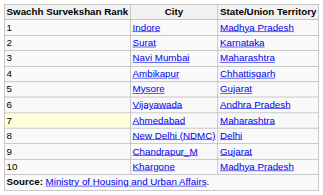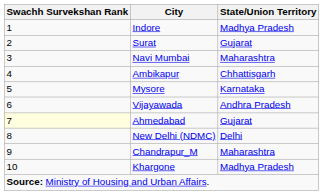(242, 43) Karnataka -> (236, 43) Gujarat
(236, 89) Gujarat -> (242, 89) Karnataka
(247, 120) Maharashtra -> (236, 120) Gujarat
(236, 151) Gujarat -> (247, 151) Maharashtra
